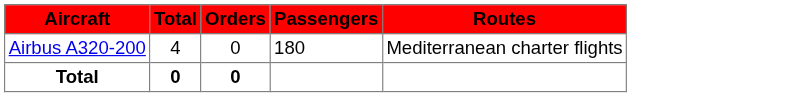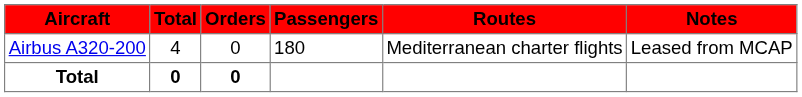+ column: (712, 18)
